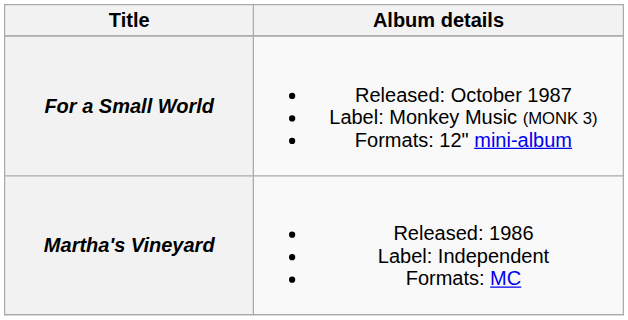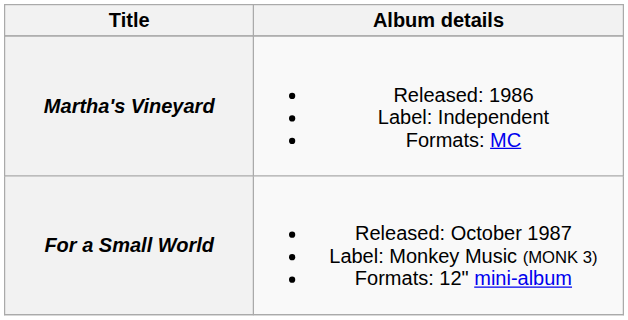rows swapped: (129, 245) <-> (129, 105)
